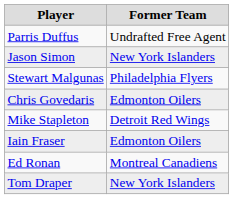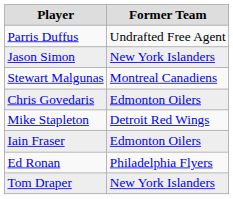(161, 78) Philadelphia Flyers -> (164, 78) Montreal Canadiens
(164, 162) Montreal Canadiens -> (161, 162) Philadelphia Flyers
